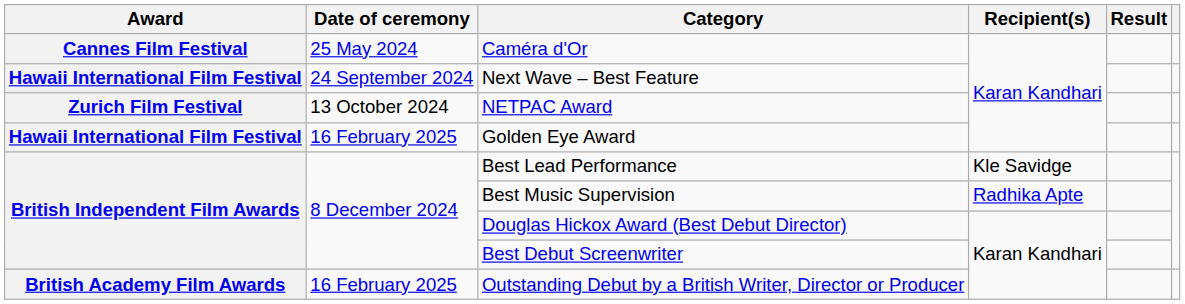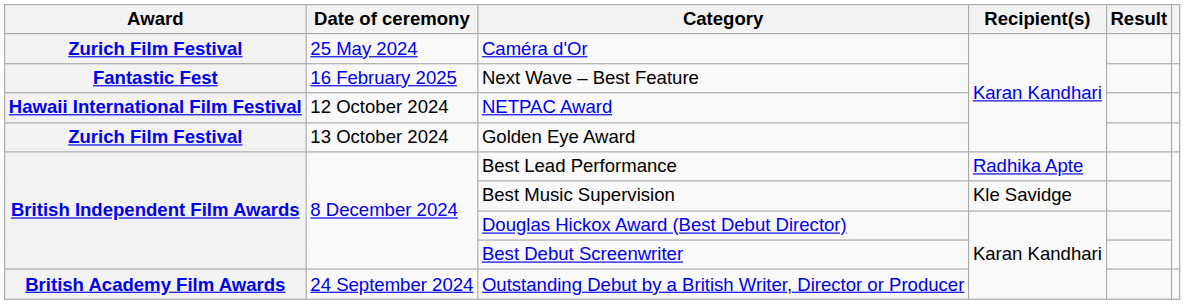(155, 48) Cannes Film Festival -> (155, 48) Zurich Film Festival
(155, 78) Hawaii International Film Festival -> (155, 78) Fantastic Fest
(392, 78) 24 September 2024 -> (384, 78) 16 February 2025
(155, 107) Zurich Film Festival -> (155, 107) Hawaii International Film Festival
(379, 107) 13 October 2024 -> (379, 107) 12 October 2024
(155, 136) Hawaii International Film Festival -> (155, 136) Zurich Film Festival
(384, 136) 16 February 2025 -> (379, 136) 13 October 2024
(1022, 166) Kle Savidge -> (1028, 166) Radhika Apte
(1028, 195) Radhika Apte -> (1022, 195) Kle Savidge
(384, 284) 16 February 2025 -> (392, 284) 24 September 2024
